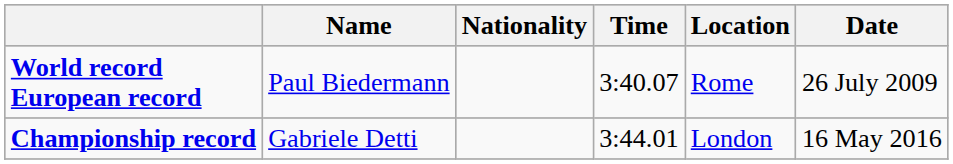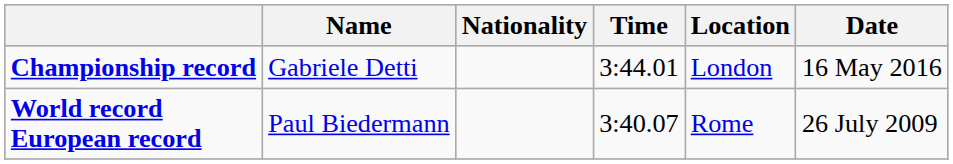rows swapped: (106, 81) <-> (133, 138)
